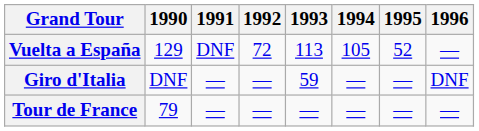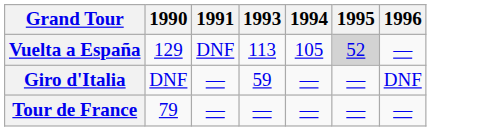- column: (262, 19)
(403, 49) no background -> (356, 49) lightgrey background
